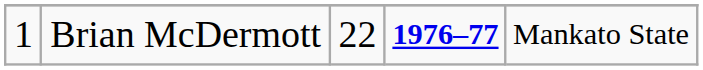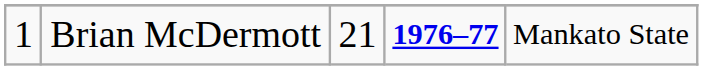(357, 34) 22 -> (357, 34) 21
